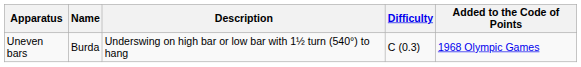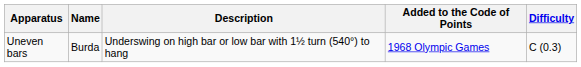columns swapped: (410, 18) <-> (506, 18)
